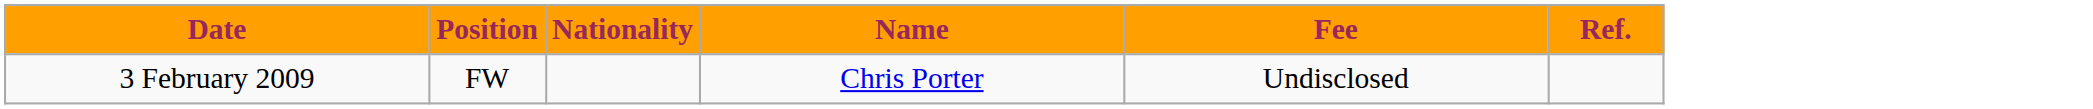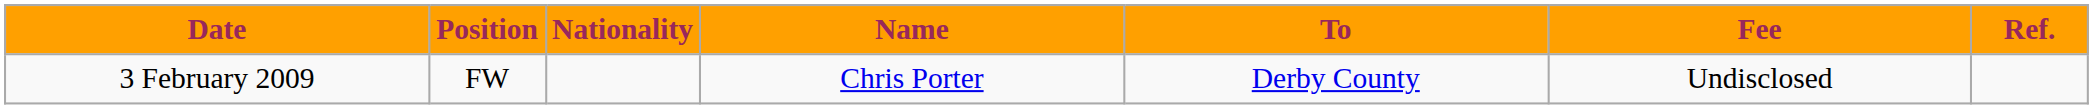+ column: (1336, 29)
